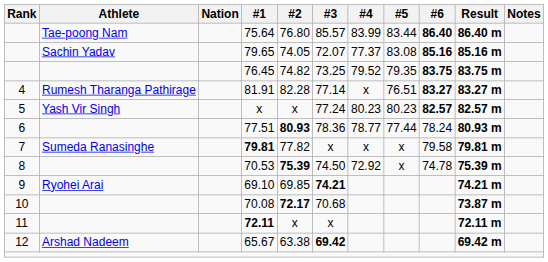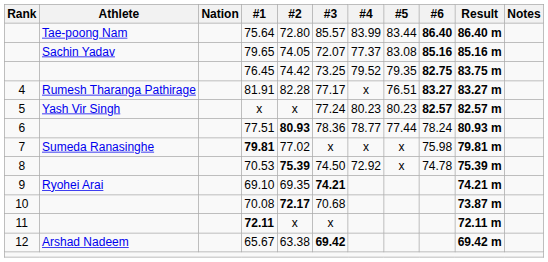(295, 33) 76.80 -> (295, 33) 72.80
(295, 71) 74.82 -> (295, 71) 74.42
(437, 71) 83.75 -> (437, 71) 82.75
(330, 90) 77.14 -> (330, 90) 77.17
(295, 147) 77.82 -> (295, 147) 77.02
(437, 147) 79.58 -> (437, 147) 75.98
(295, 185) 69.85 -> (295, 185) 69.35
